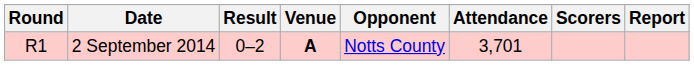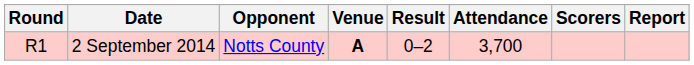columns swapped: (395, 18) <-> (250, 18)
(500, 45) 3,701 -> (500, 45) 3,700
